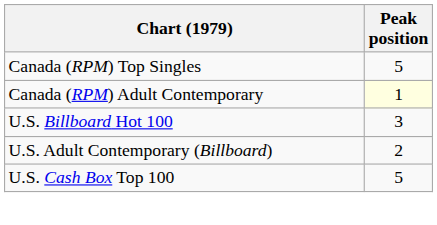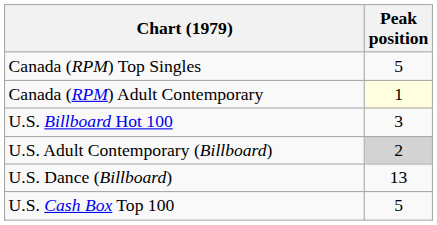(399, 149) no background -> (399, 149) lightgrey background
+ row: (90, 177)
